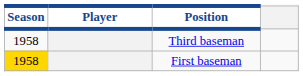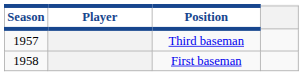(26, 40) 1958 -> (26, 40) 1957
(26, 60) gold background -> (26, 60) no background
